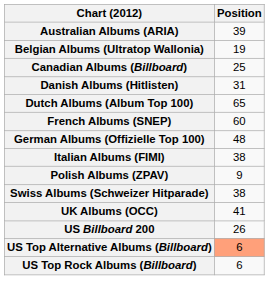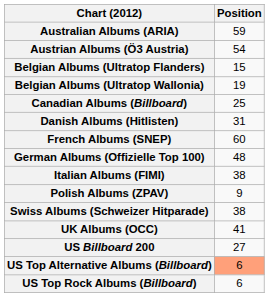(239, 31) 39 -> (239, 31) 59
+ row: (109, 49)
+ row: (109, 67)
- row: (109, 103)
(239, 229) 26 -> (239, 247) 27
